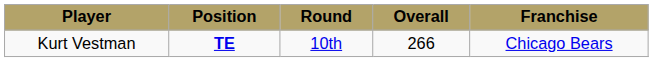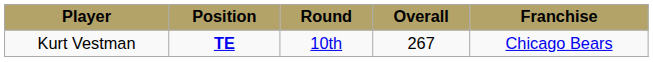(421, 43) 266 -> (421, 43) 267
